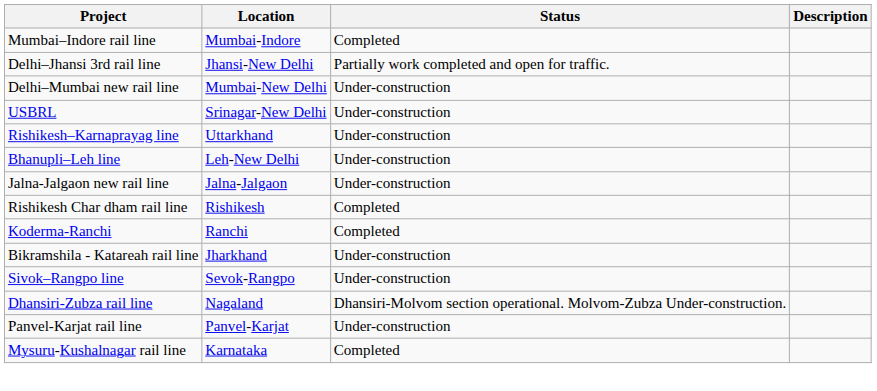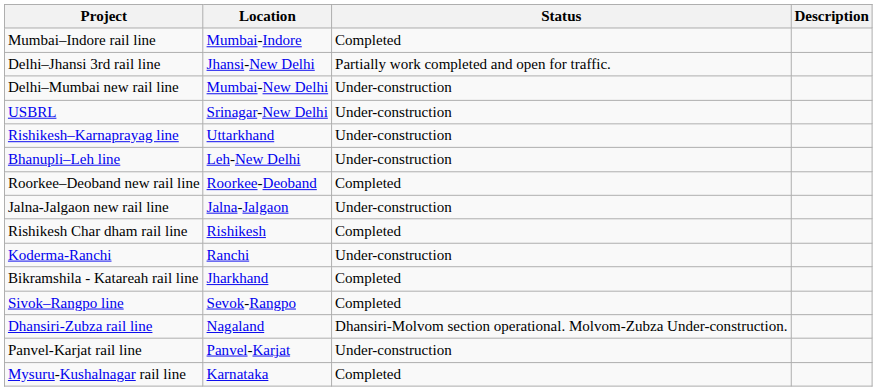+ row: (104, 183)
(367, 231) Completed -> (393, 254) Under-construction
(392, 254) Under-construction -> (368, 278) Completed
(392, 278) Under-construction -> (368, 302) Completed
